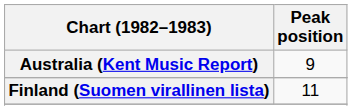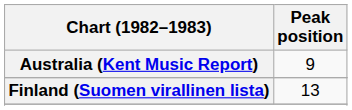(310, 90) 11 -> (310, 90) 13
